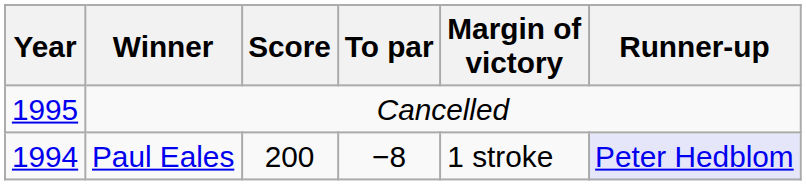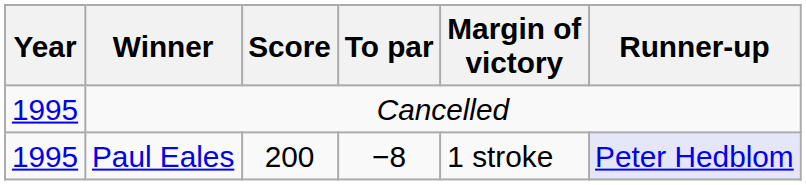(45, 156) 1994 -> (45, 156) 1995
